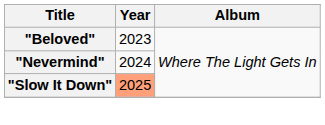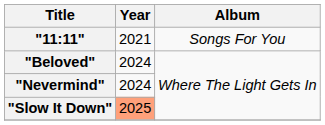+ row: (60, 39)
(135, 39) 2023 -> (135, 62) 2024
